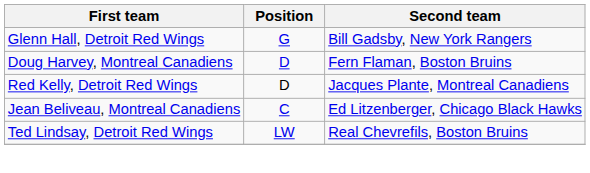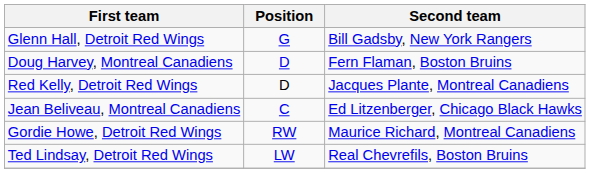+ row: (115, 132)
